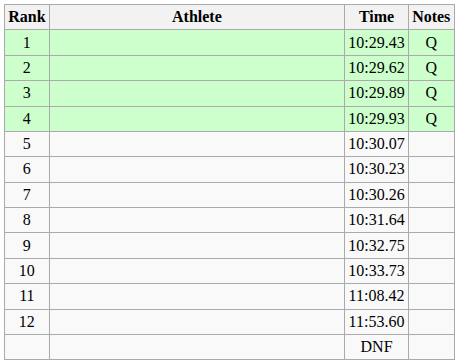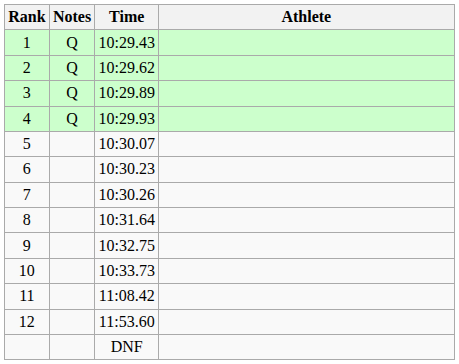columns swapped: (197, 17) <-> (431, 17)
